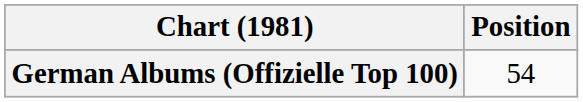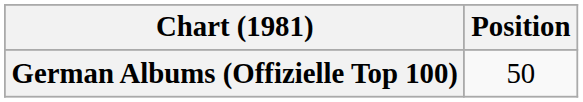(521, 73) 54 -> (521, 73) 50
